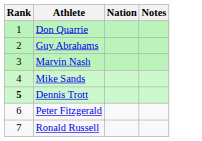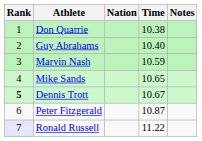+ column: (153, 12)
(19, 128) no background -> (19, 128) lavender background
